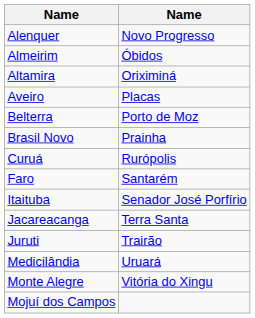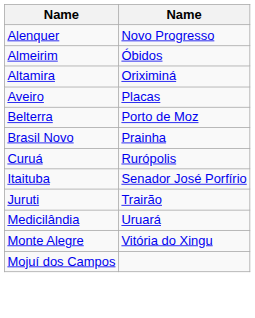- row: (21, 179)
- row: (48, 220)
